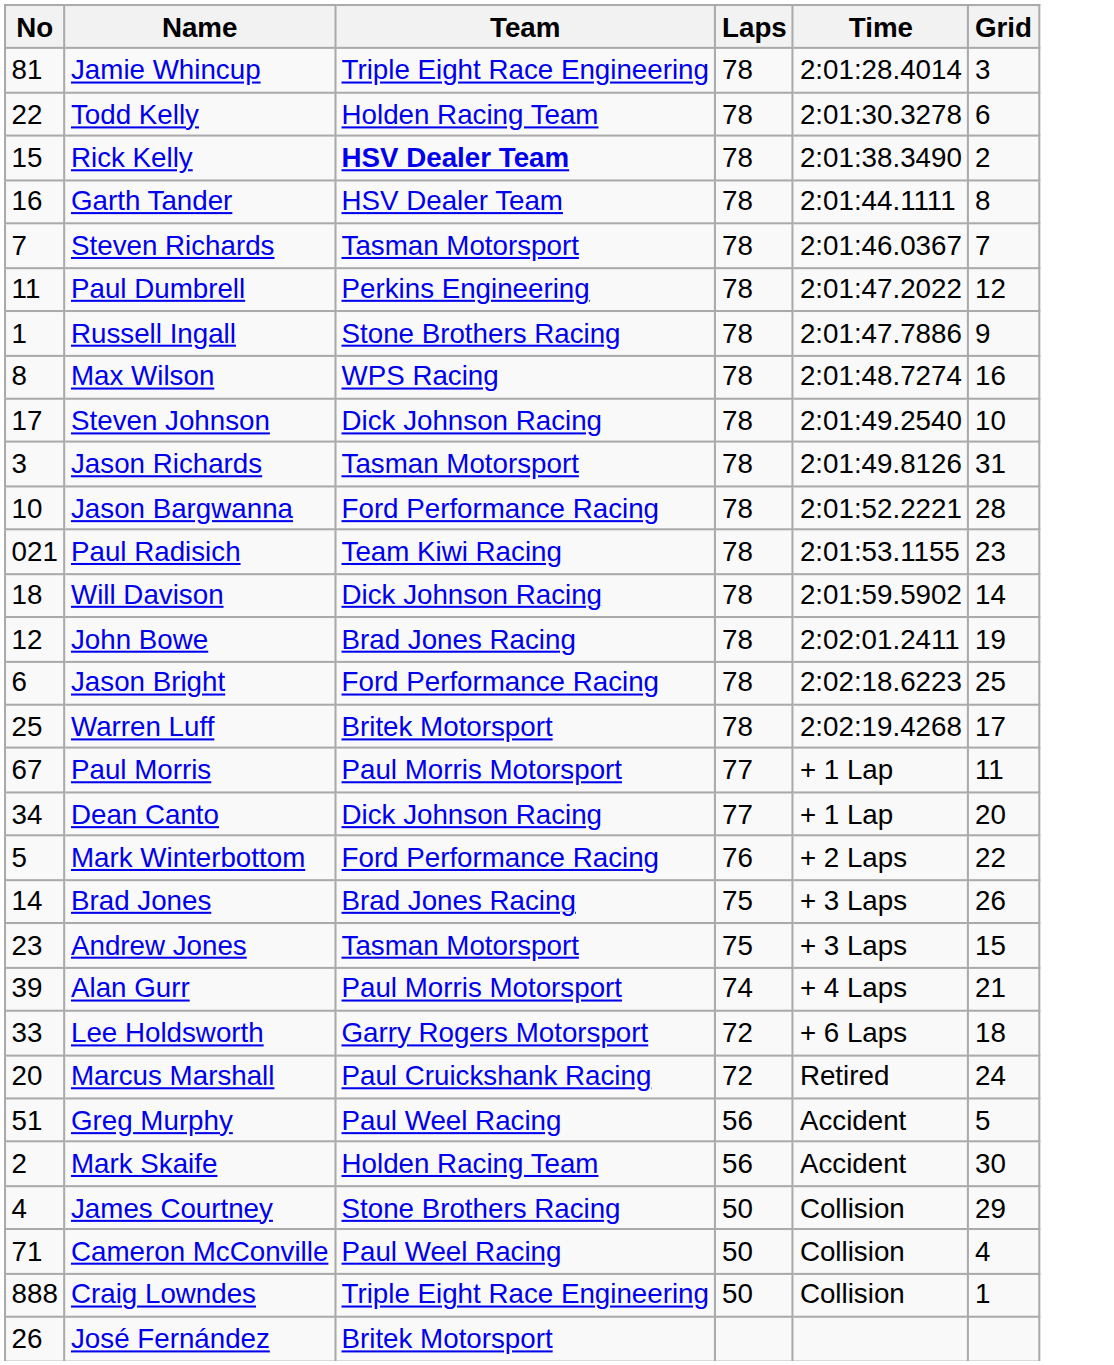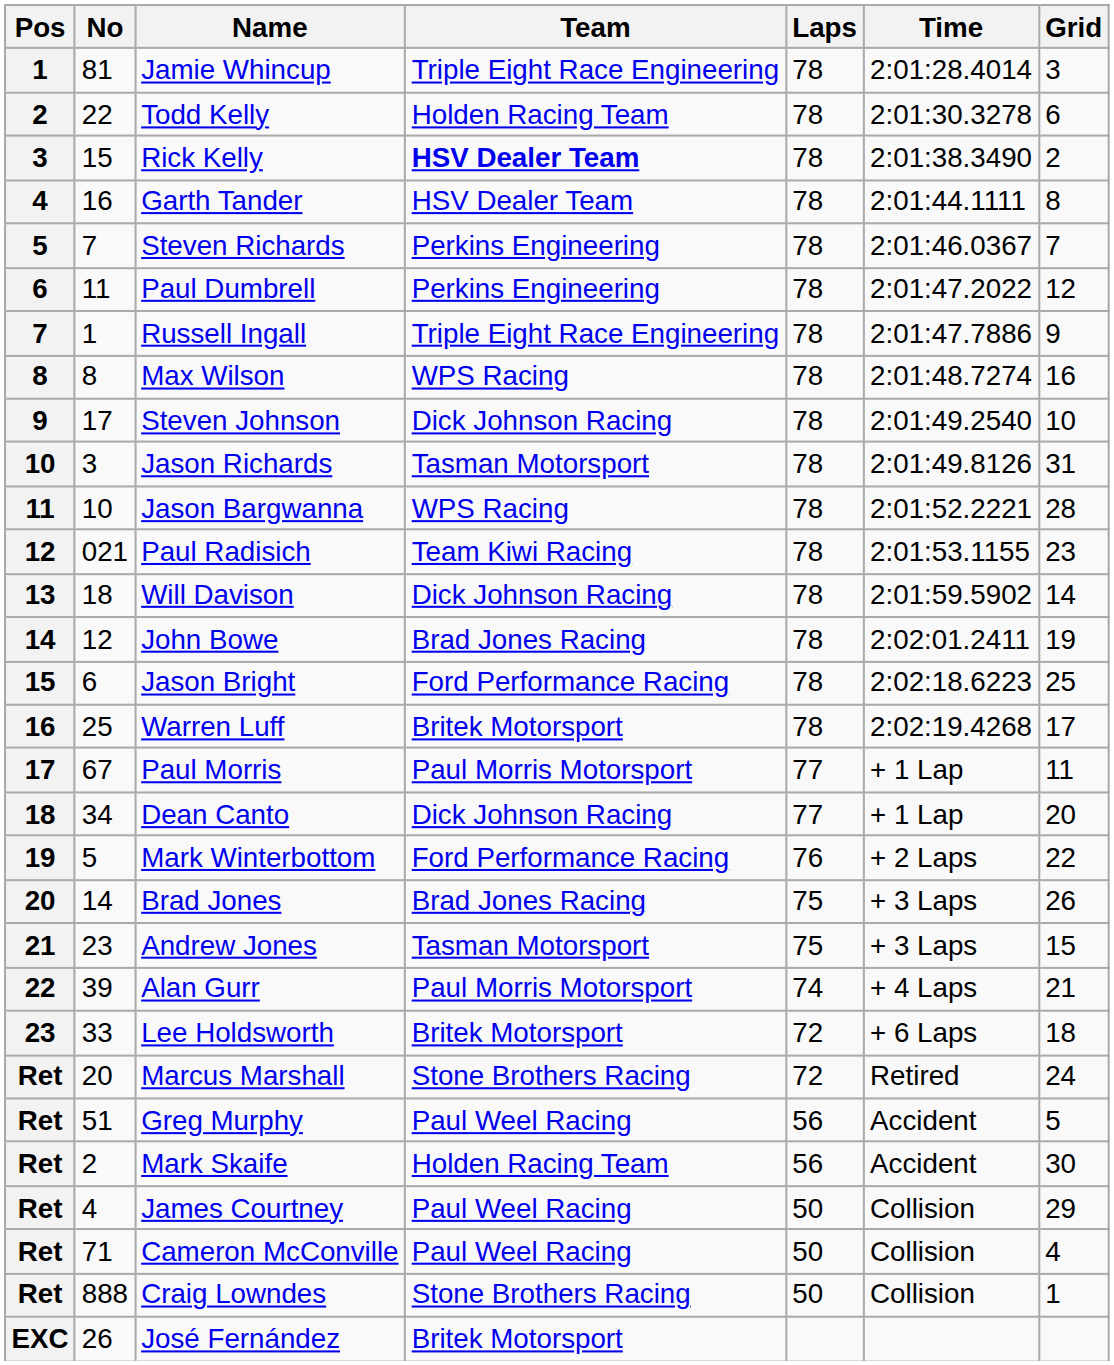+ column: (40, 26)
(460, 245) Tasman Motorsport -> (536, 245) Perkins Engineering
(481, 333) Stone Brothers Racing -> (595, 333) Triple Eight Race Engineering
(500, 508) Ford Performance Racing -> (490, 508) WPS Racing
(495, 1032) Garry Rogers Motorsport -> (517, 1032) Britek Motorsport
(496, 1076) Paul Cruickshank Racing -> (551, 1076) Stone Brothers Racing
(481, 1207) Stone Brothers Racing -> (522, 1207) Paul Weel Racing
(525, 1295) Triple Eight Race Engineering -> (551, 1295) Stone Brothers Racing
